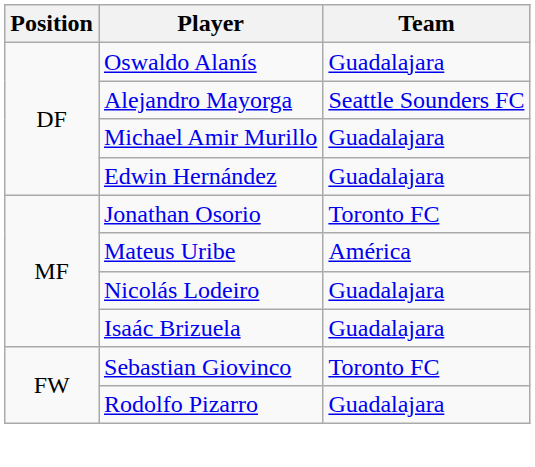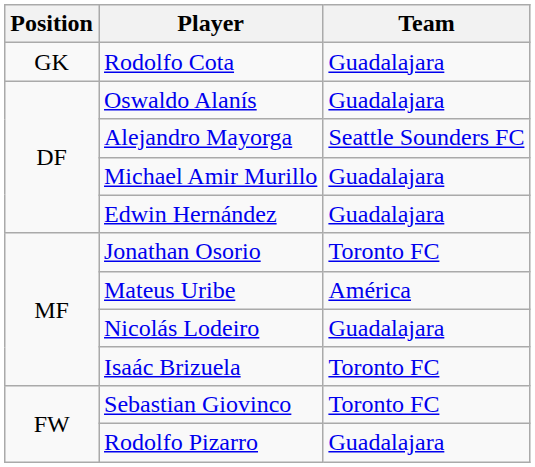+ row: (169, 61)
(386, 328) Guadalajara -> (384, 366) Toronto FC
